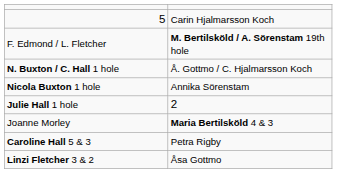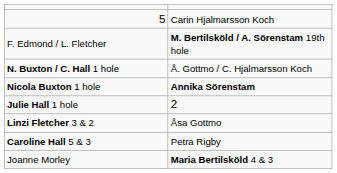(210, 87) normal -> (213, 86) bold
rows swapped: (38, 123) <-> (50, 160)
